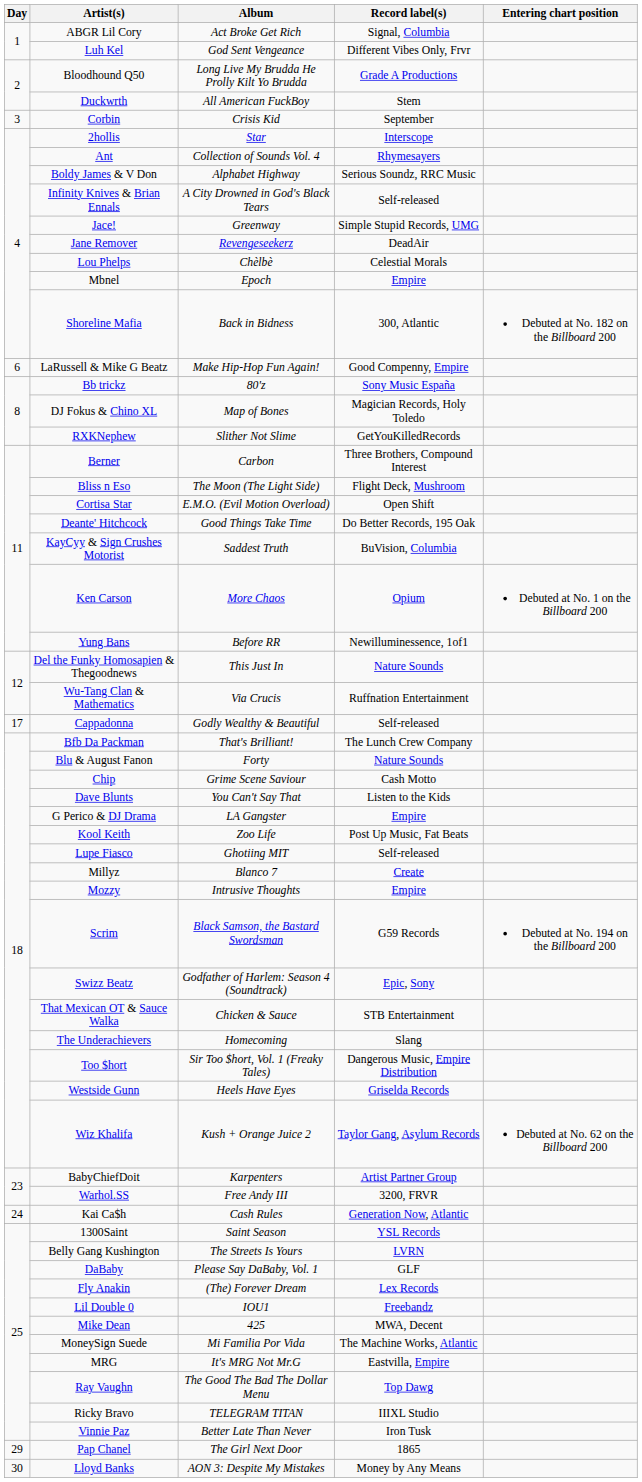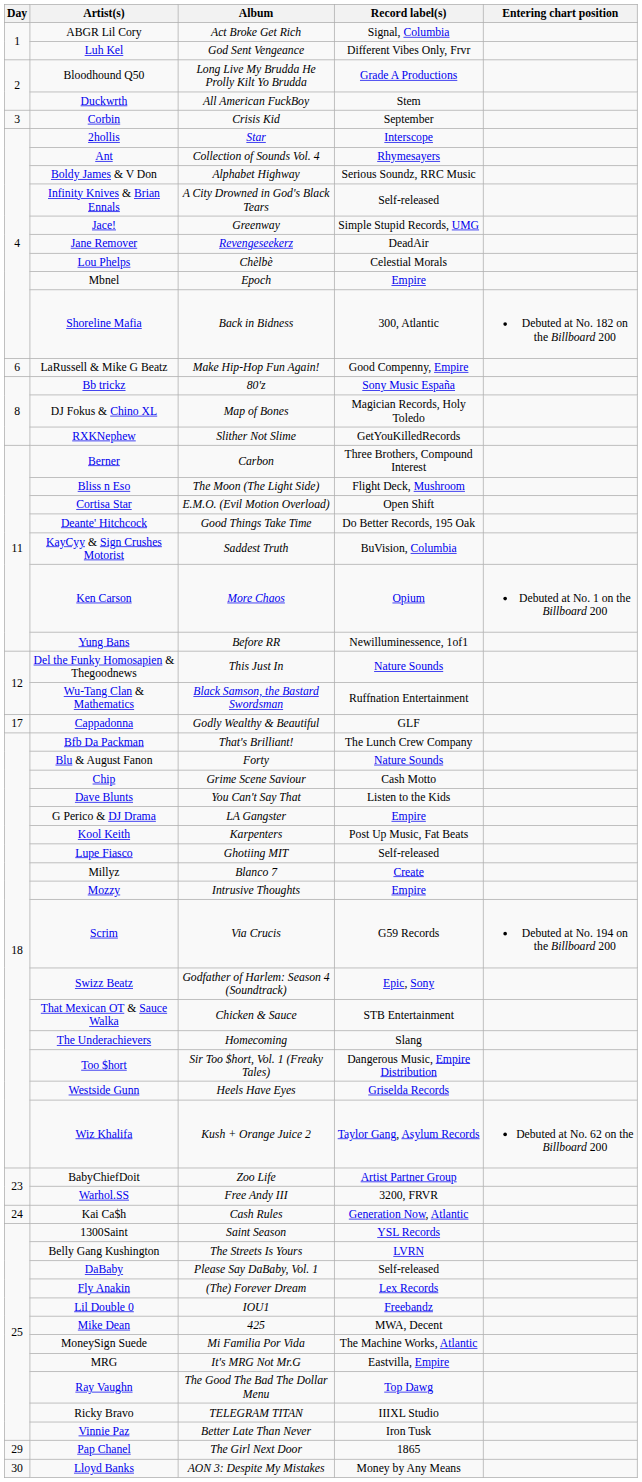(256, 698) Via Crucis -> (256, 698) Black Samson, the Bastard Swordsman
(409, 723) Self-released -> (409, 723) GLF
(256, 834) Zoo Life -> (256, 834) Karpenters
(256, 933) Black Samson, the Bastard Swordsman -> (256, 933) Via Crucis
(256, 1177) Karpenters -> (256, 1177) Zoo Life
(409, 1269) GLF -> (409, 1269) Self-released
